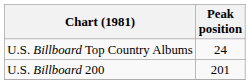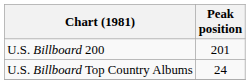rows swapped: (100, 49) <-> (56, 69)
